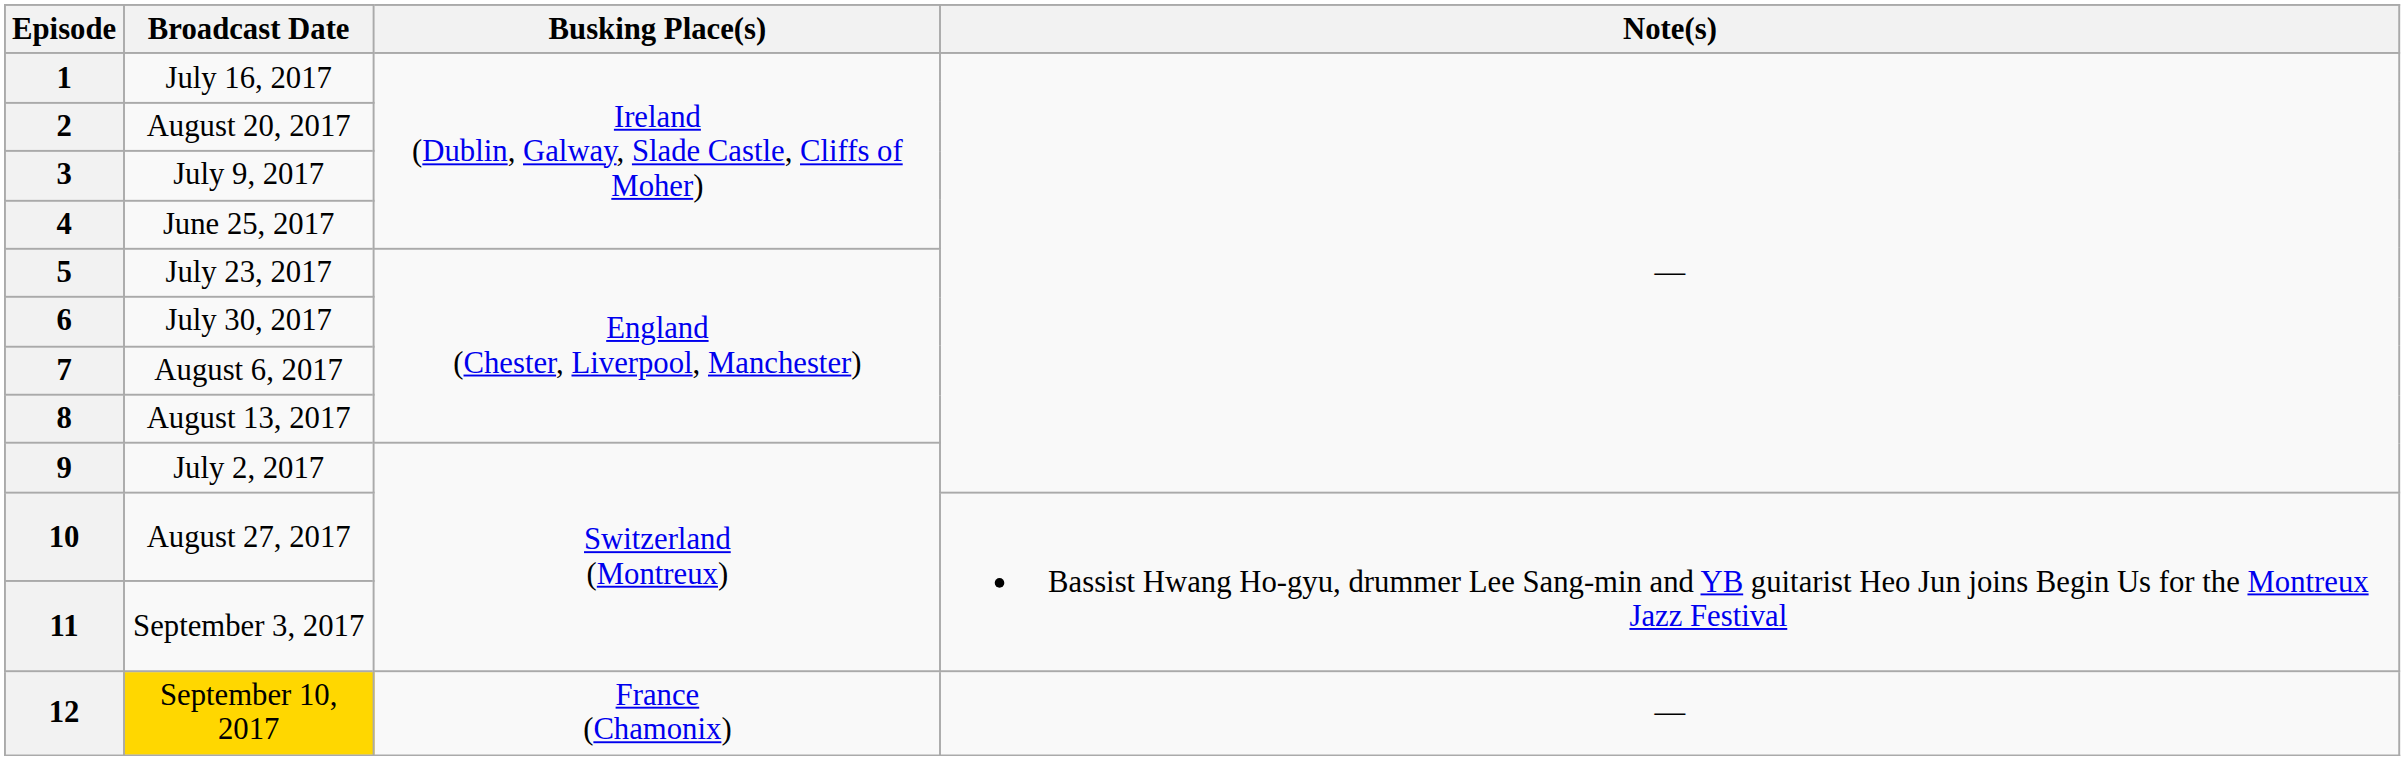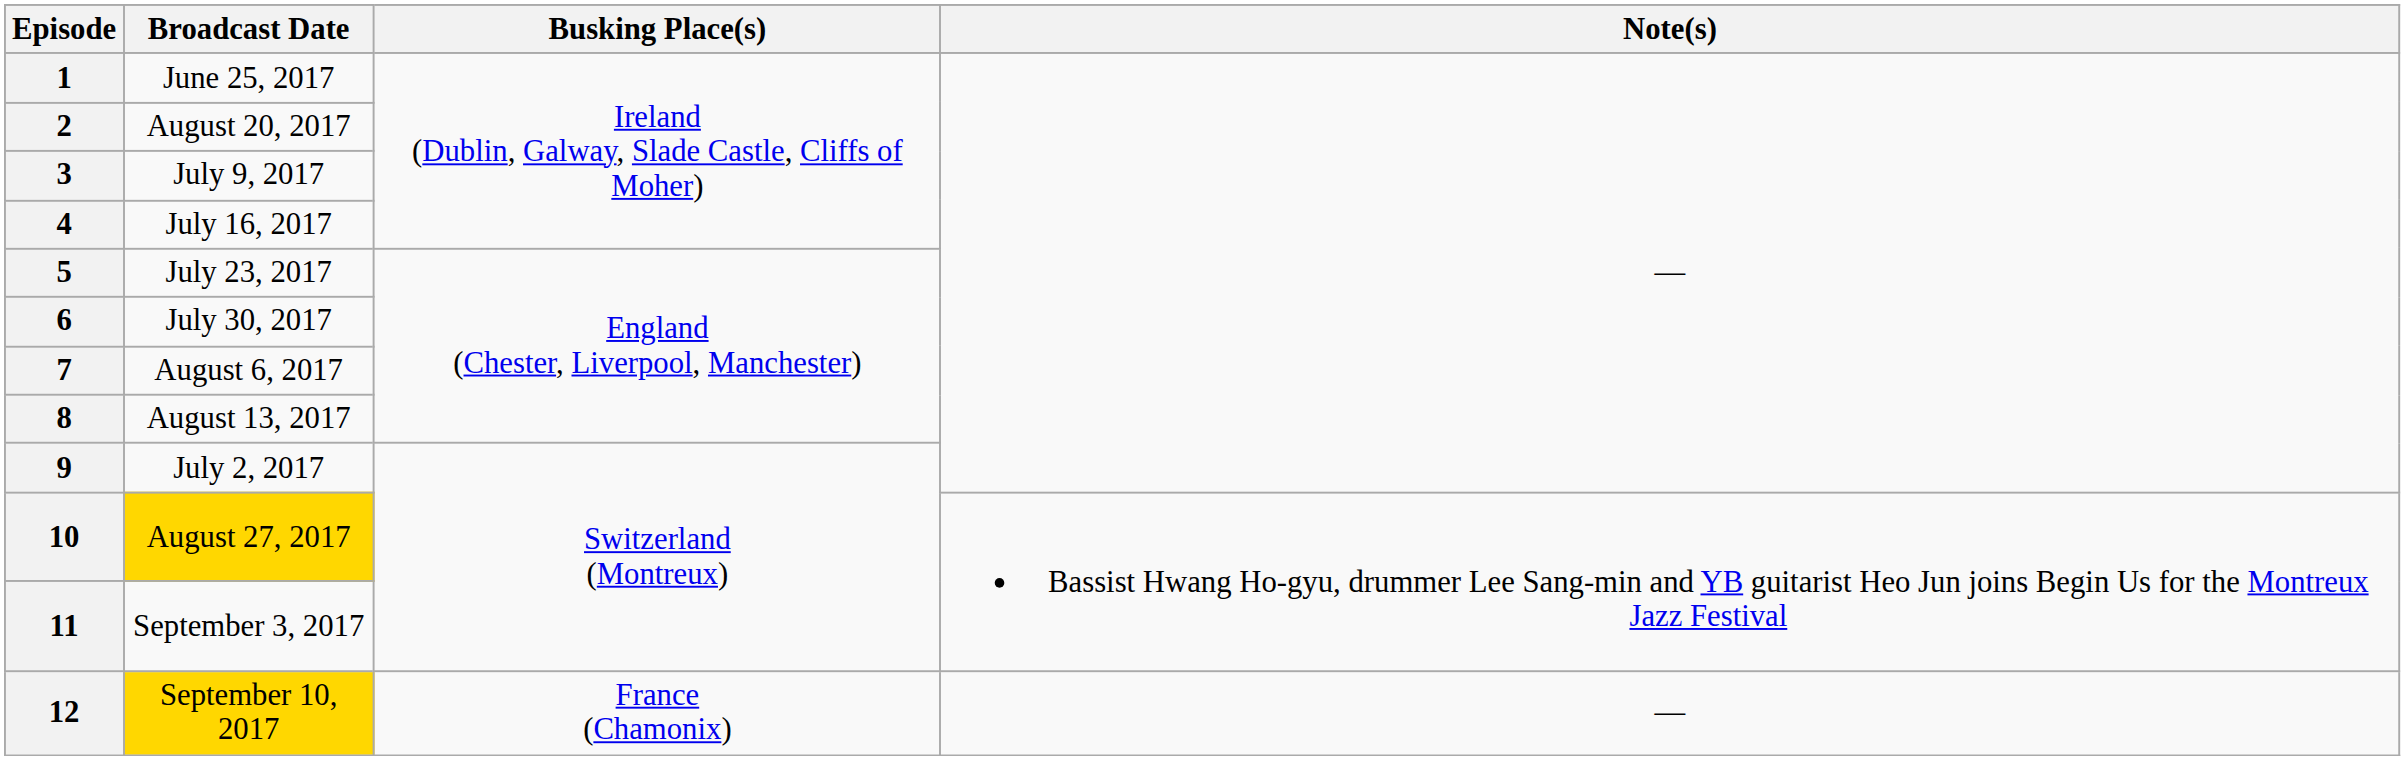(249, 77) July 16, 2017 -> (249, 77) June 25, 2017
(249, 223) June 25, 2017 -> (249, 223) July 16, 2017
(249, 536) no background -> (249, 536) gold background
